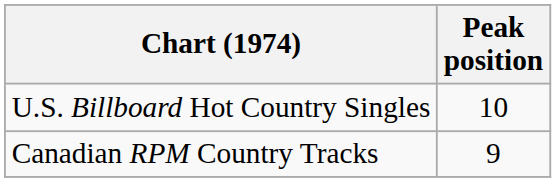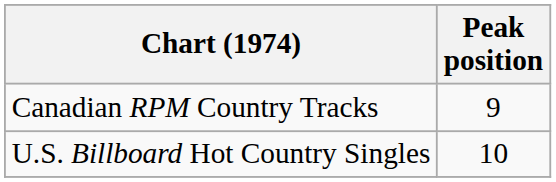rows swapped: (221, 107) <-> (195, 153)
